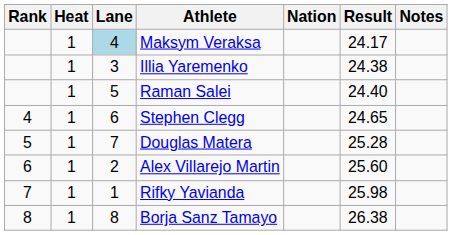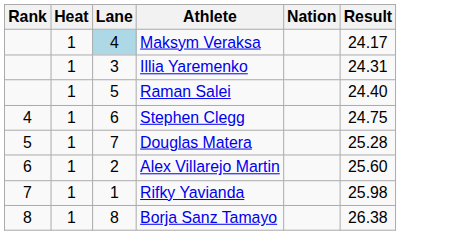- column: (421, 17)
(368, 67) 24.38 -> (368, 67) 24.31
(368, 117) 24.65 -> (368, 117) 24.75
